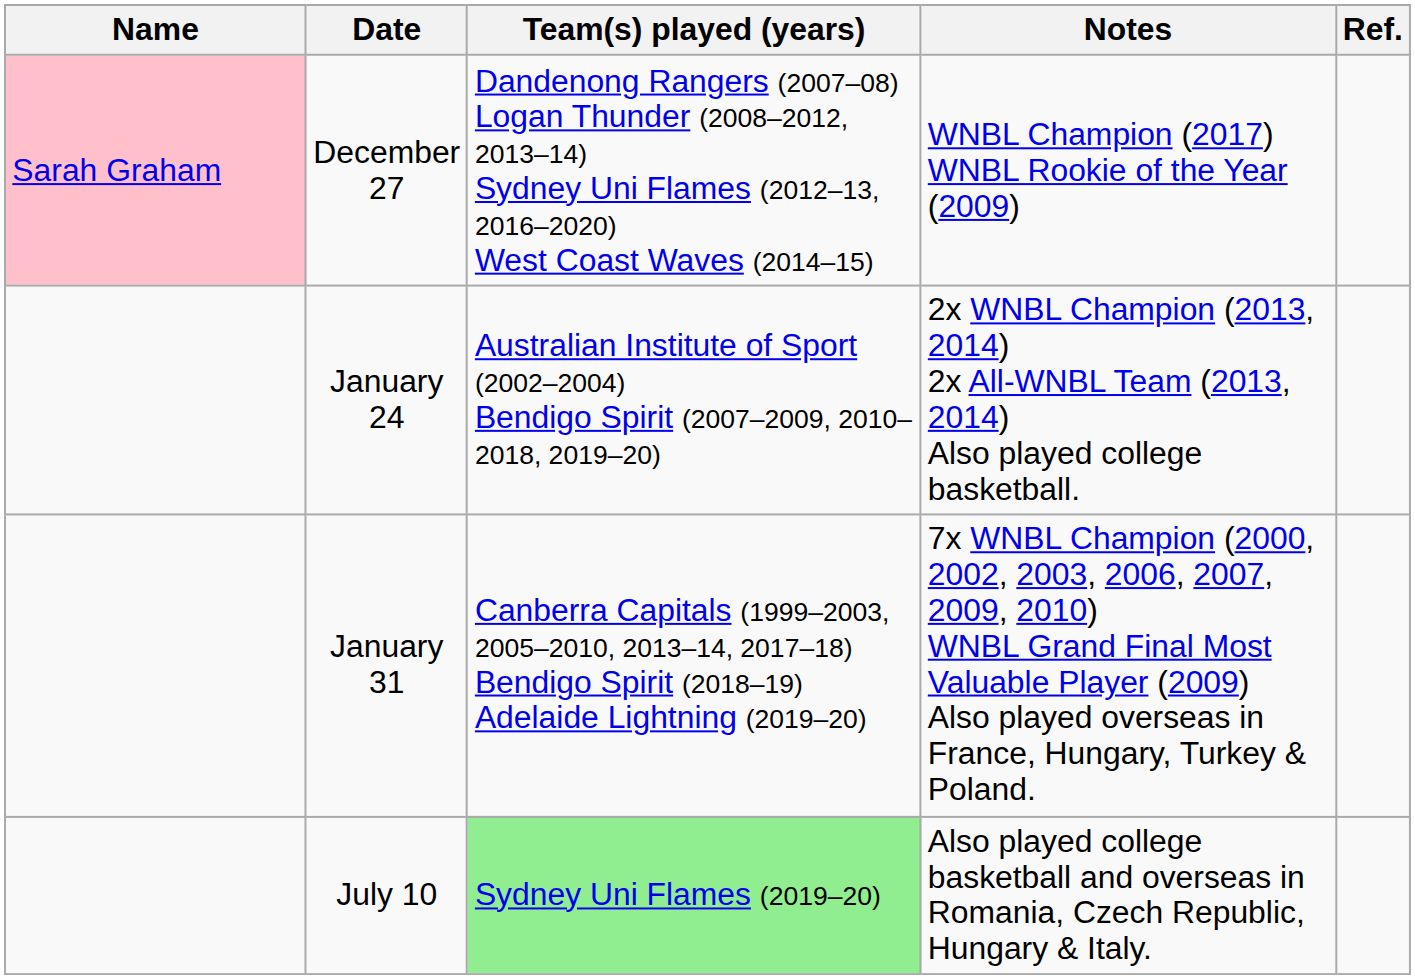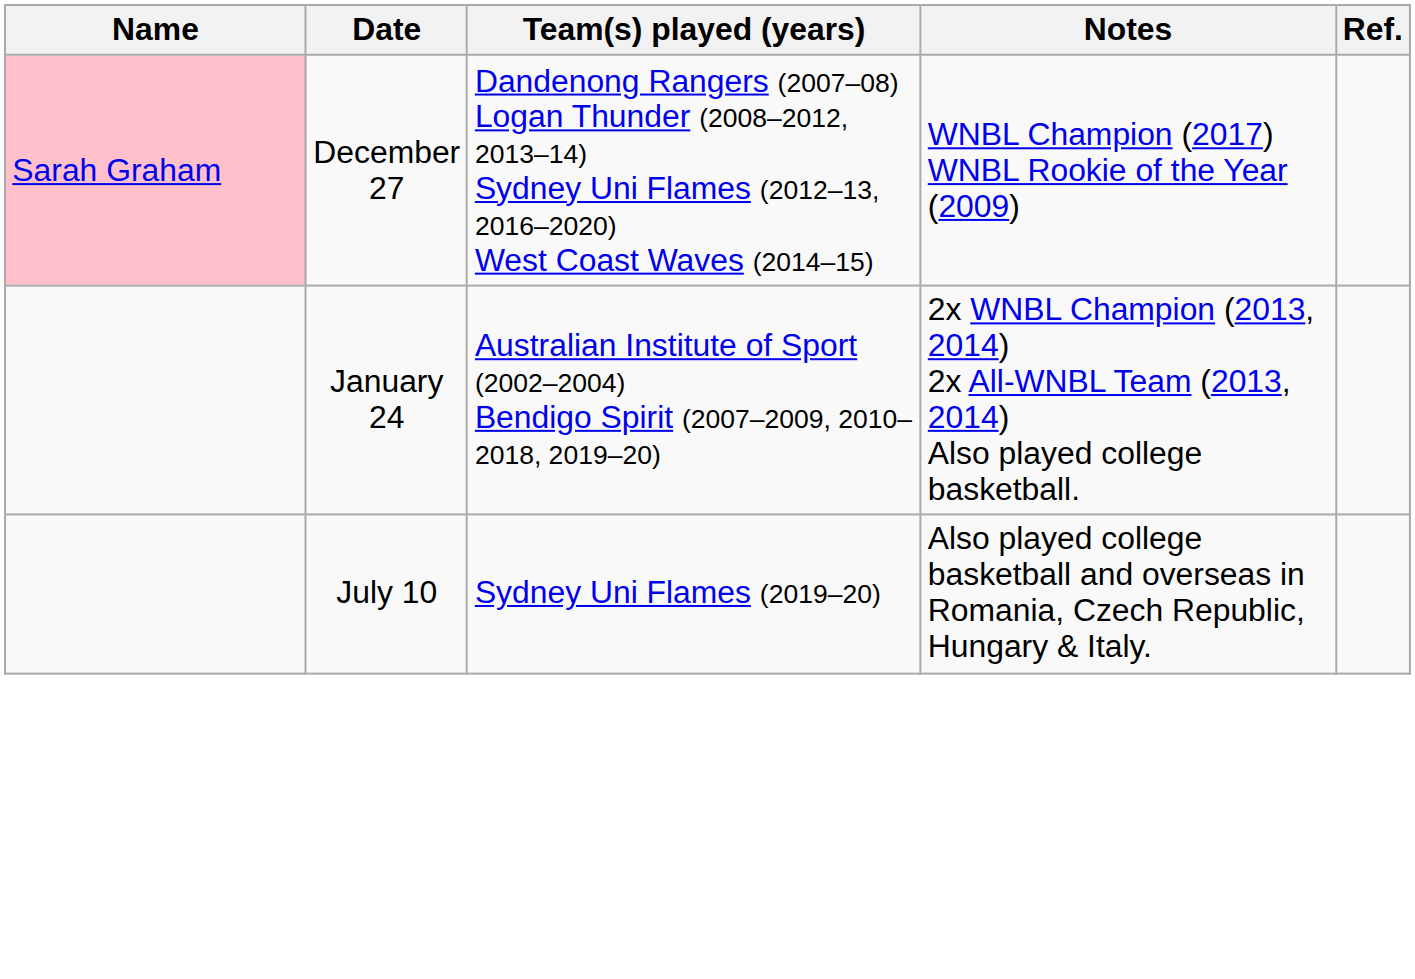- row: (387, 664)
(678, 894) lightgreen background -> (678, 593) no background
